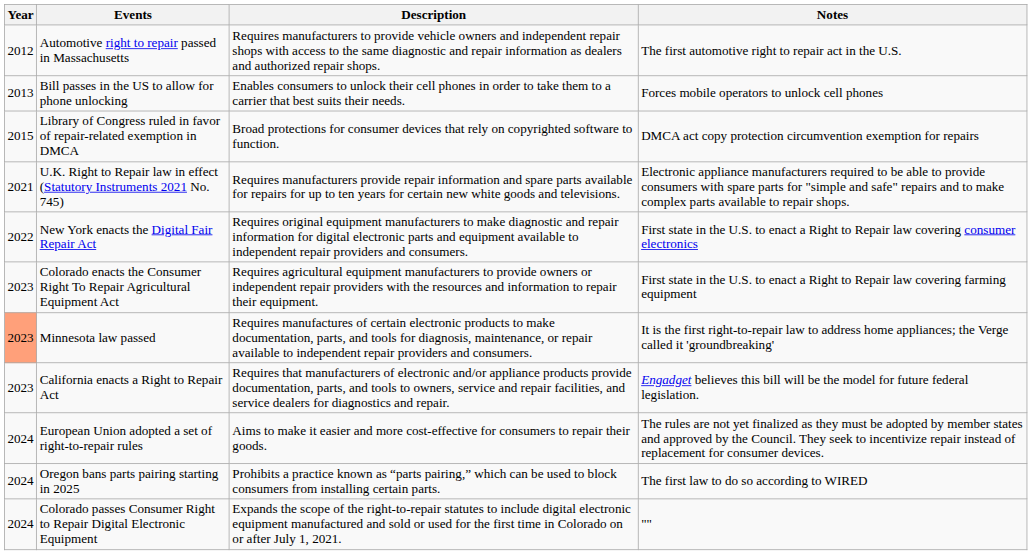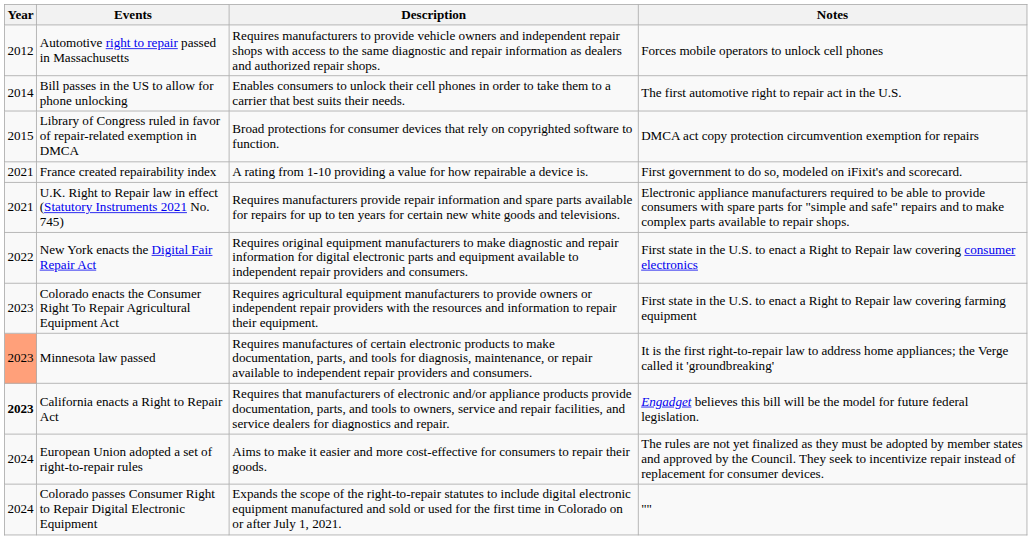(771, 50) The first automotive right to repair act in the U.S. -> (762, 50) Forces mobile operators to unlock cell phones
(21, 93) 2013 -> (21, 93) 2014
(762, 93) Forces mobile operators to unlock cell phones -> (771, 93) The first automotive right to repair act in the U.S.
+ row: (128, 171)
(21, 388) normal -> (21, 408) bold
- row: (129, 481)
